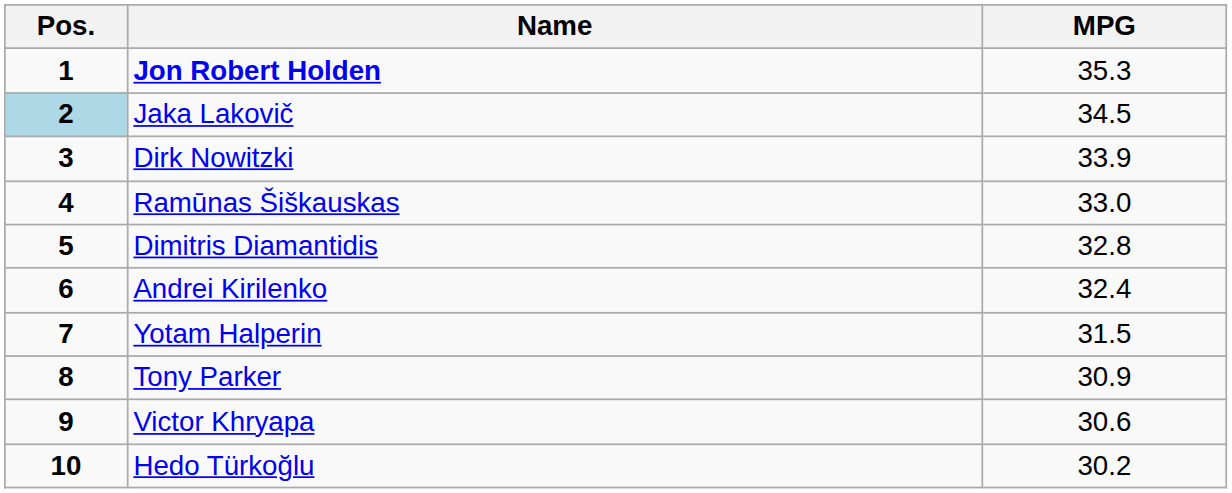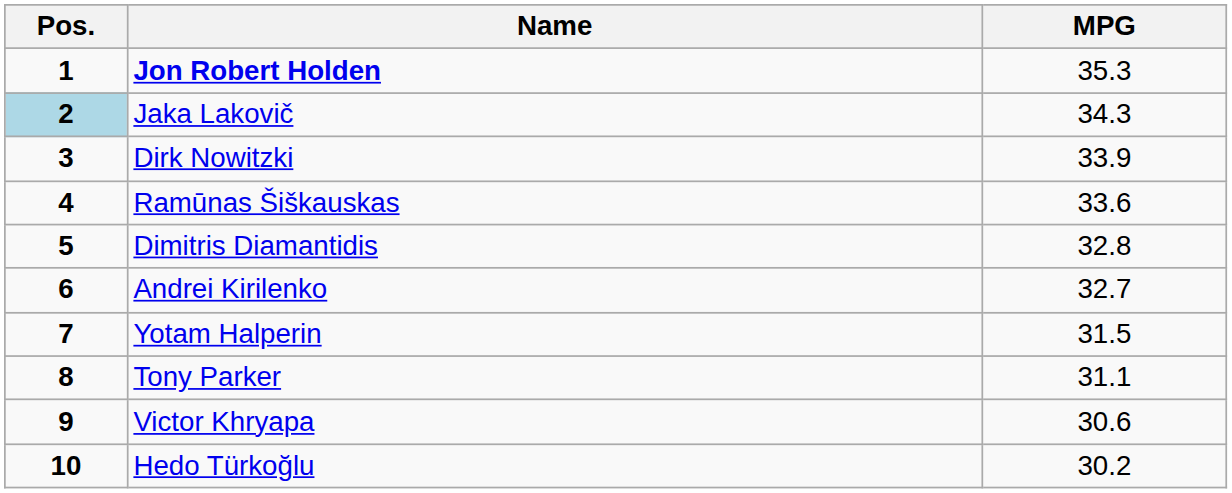(1104, 114) 34.5 -> (1104, 114) 34.3
(1104, 202) 33.0 -> (1104, 202) 33.6
(1104, 289) 32.4 -> (1104, 289) 32.7
(1104, 377) 30.9 -> (1104, 377) 31.1
